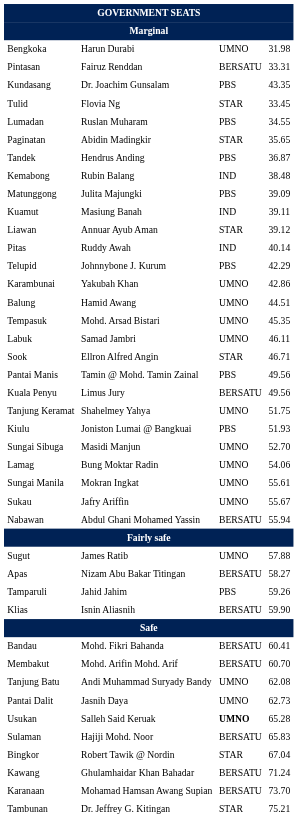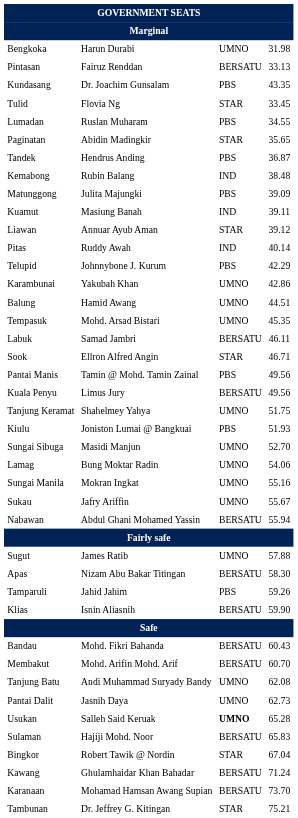(279, 67) 33.31 -> (279, 67) 33.13
(234, 338) UMNO -> (240, 338) BERSATU
(279, 483) 55.61 -> (279, 483) 55.16
(279, 573) 58.27 -> (279, 573) 58.30
(279, 646) 60.41 -> (279, 646) 60.43
